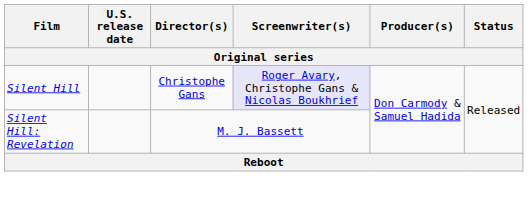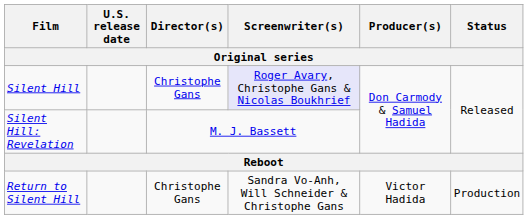+ row: (44, 193)
